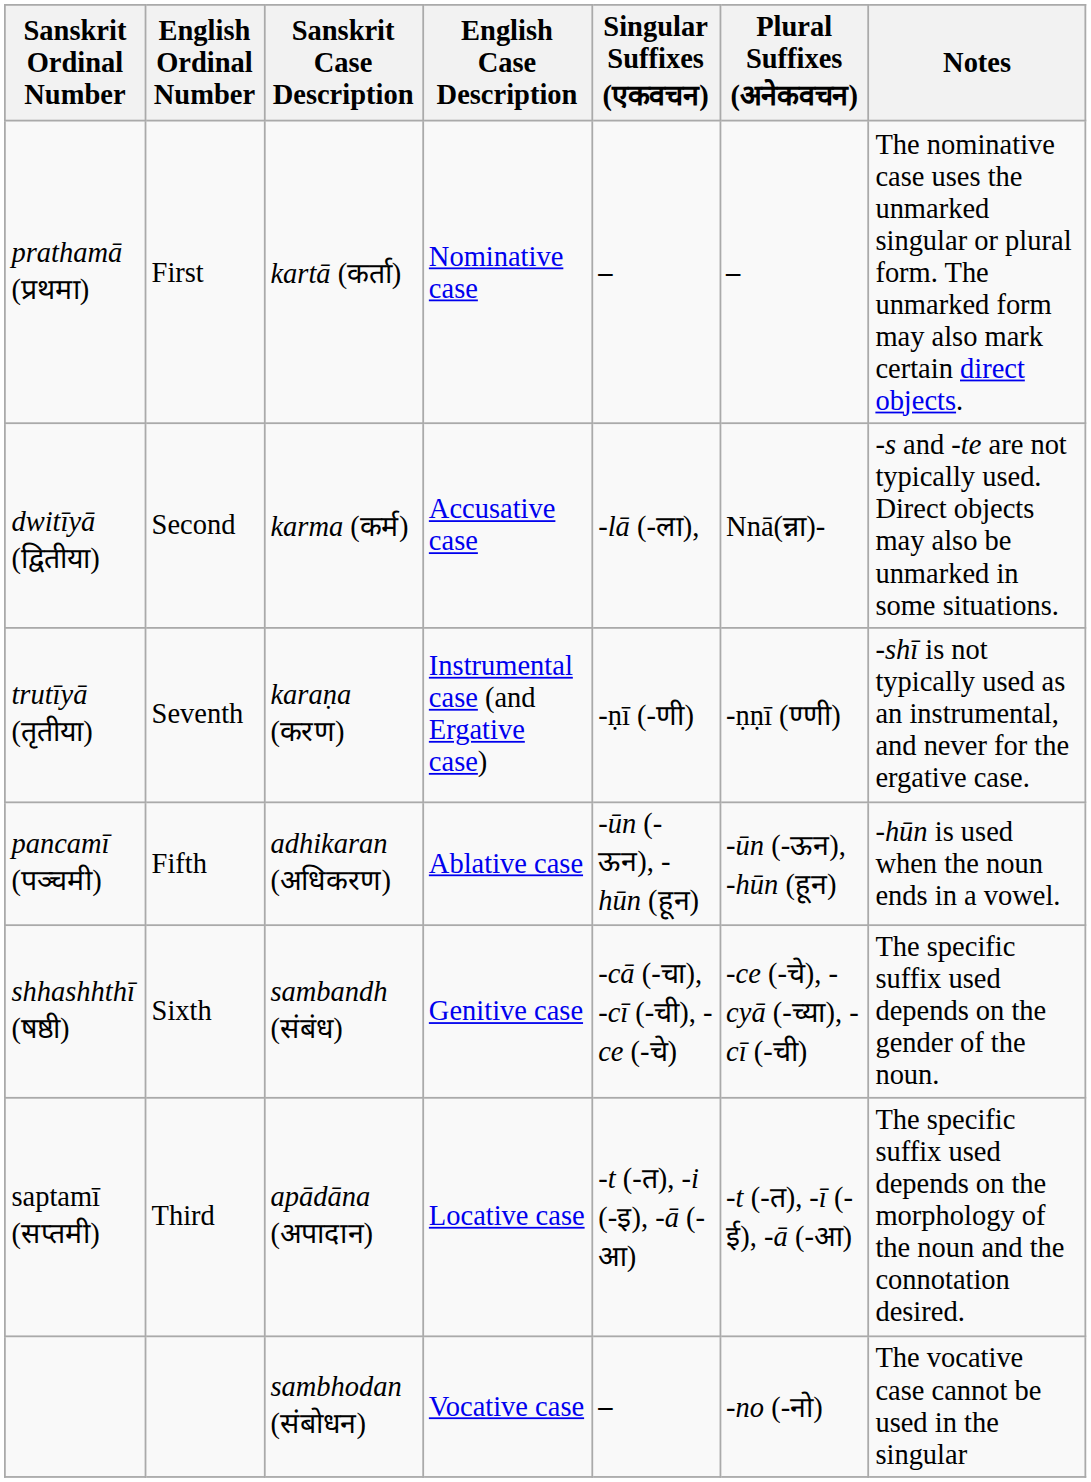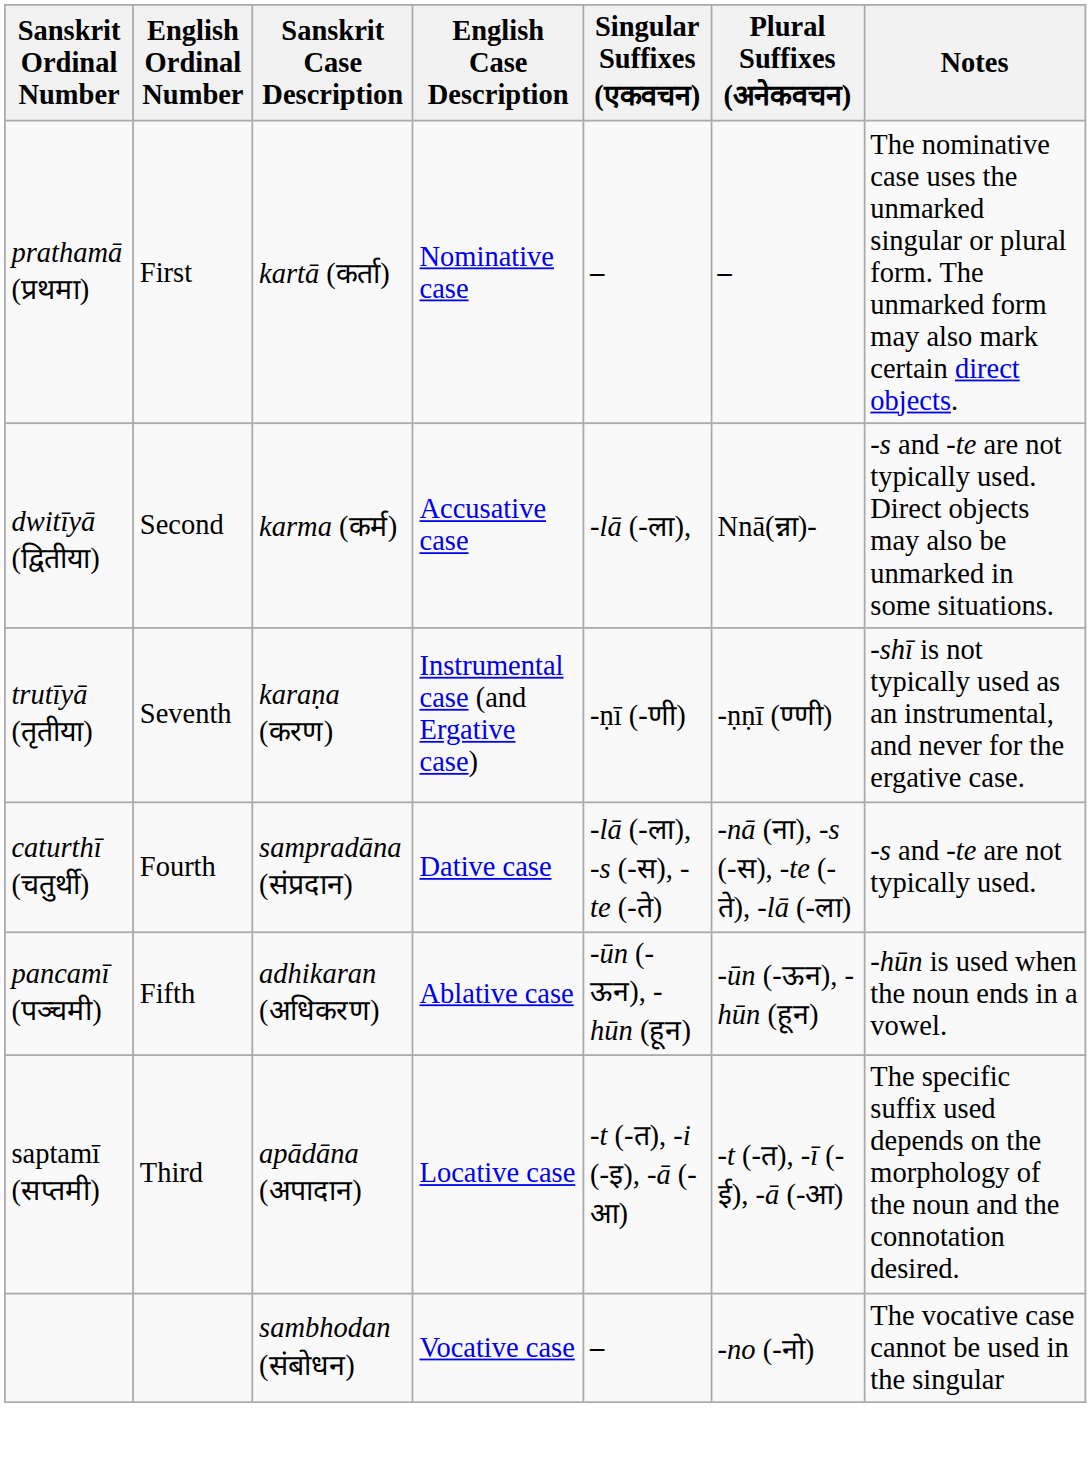+ row: (57, 865)
- row: (73, 1010)
